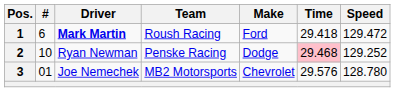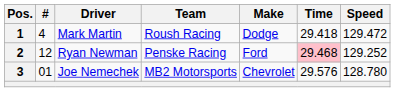(42, 33) 6 -> (42, 33) 4
(92, 33) bold -> (90, 33) normal
(255, 33) Ford -> (260, 33) Dodge
(45, 53) 10 -> (45, 53) 12
(260, 53) Dodge -> (255, 53) Ford
